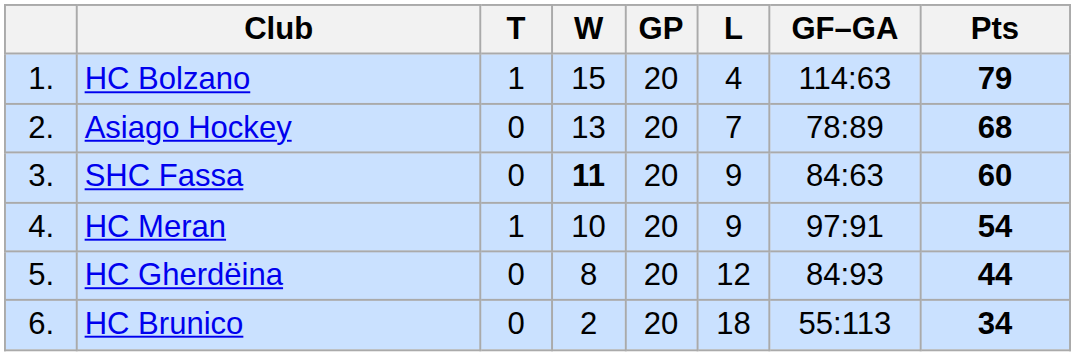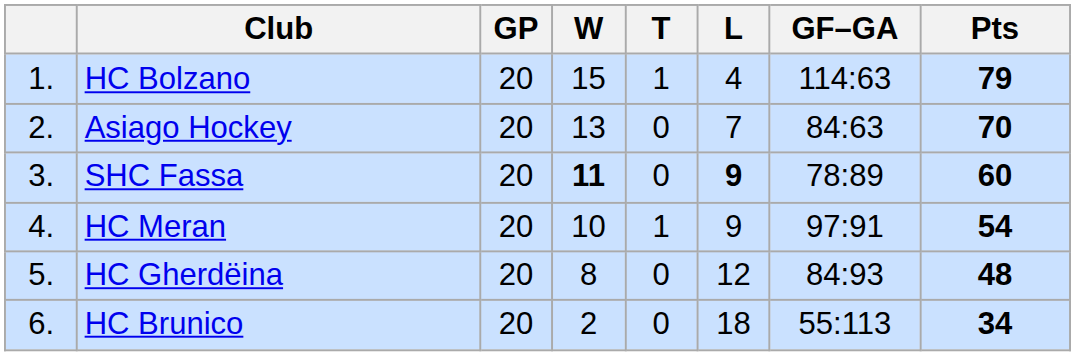columns swapped: (661, 29) <-> (516, 29)
(845, 127) 78:89 -> (845, 127) 84:63
(995, 127) 68 -> (995, 127) 70
(734, 176) normal -> (734, 176) bold
(845, 176) 84:63 -> (845, 176) 78:89
(995, 275) 44 -> (995, 275) 48
